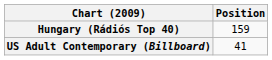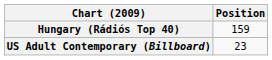(241, 46) 41 -> (241, 46) 23
